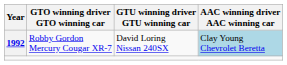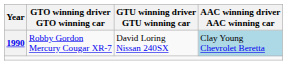(16, 43) 1992 -> (16, 43) 1990
